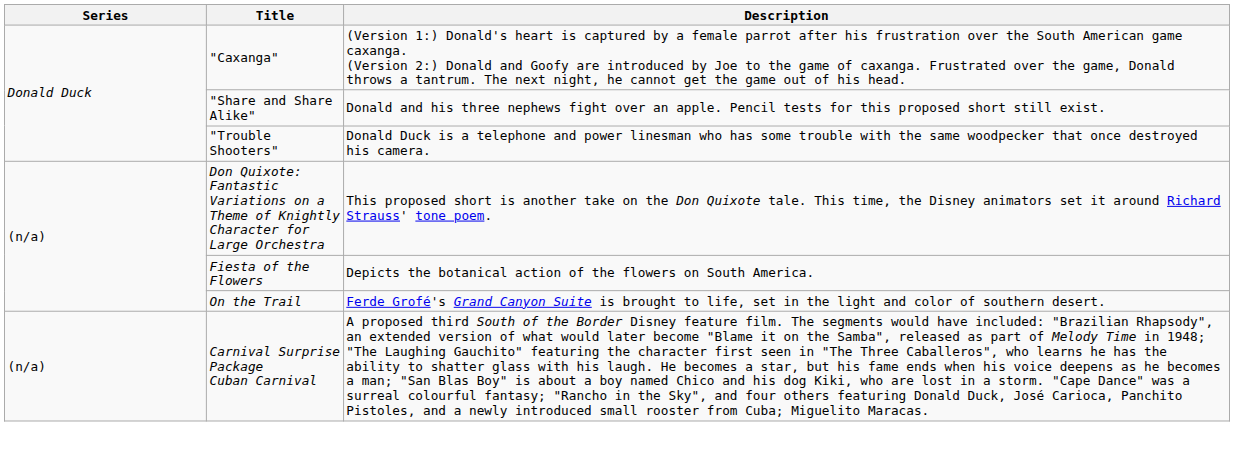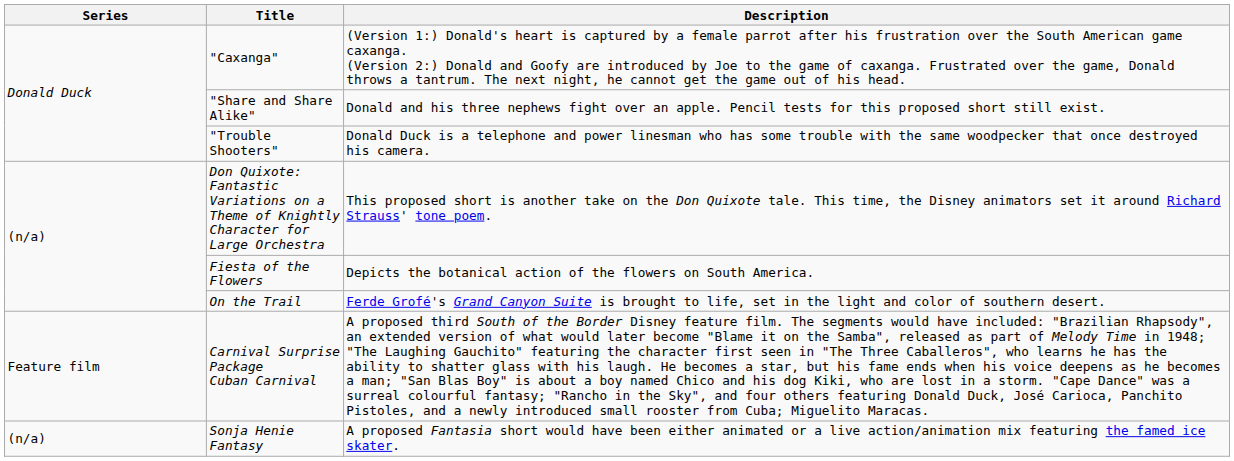(27, 366) (n/a) -> (54, 366) Feature film
+ row: (252, 438)
